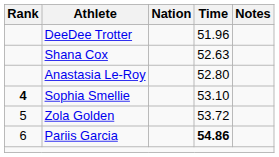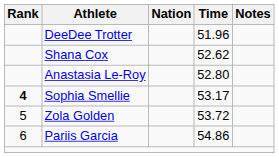(213, 55) 52.63 -> (213, 55) 52.62
(213, 95) 53.10 -> (213, 95) 53.17
(213, 136) bold -> (213, 136) normal
